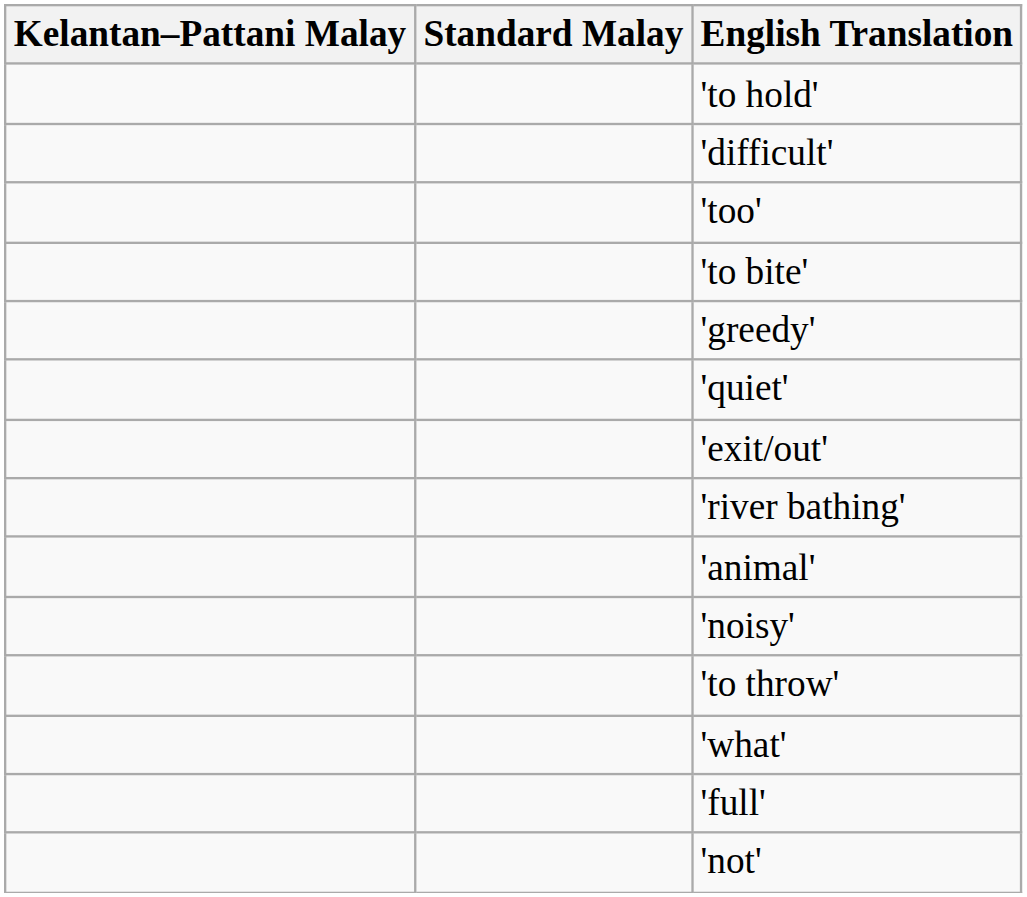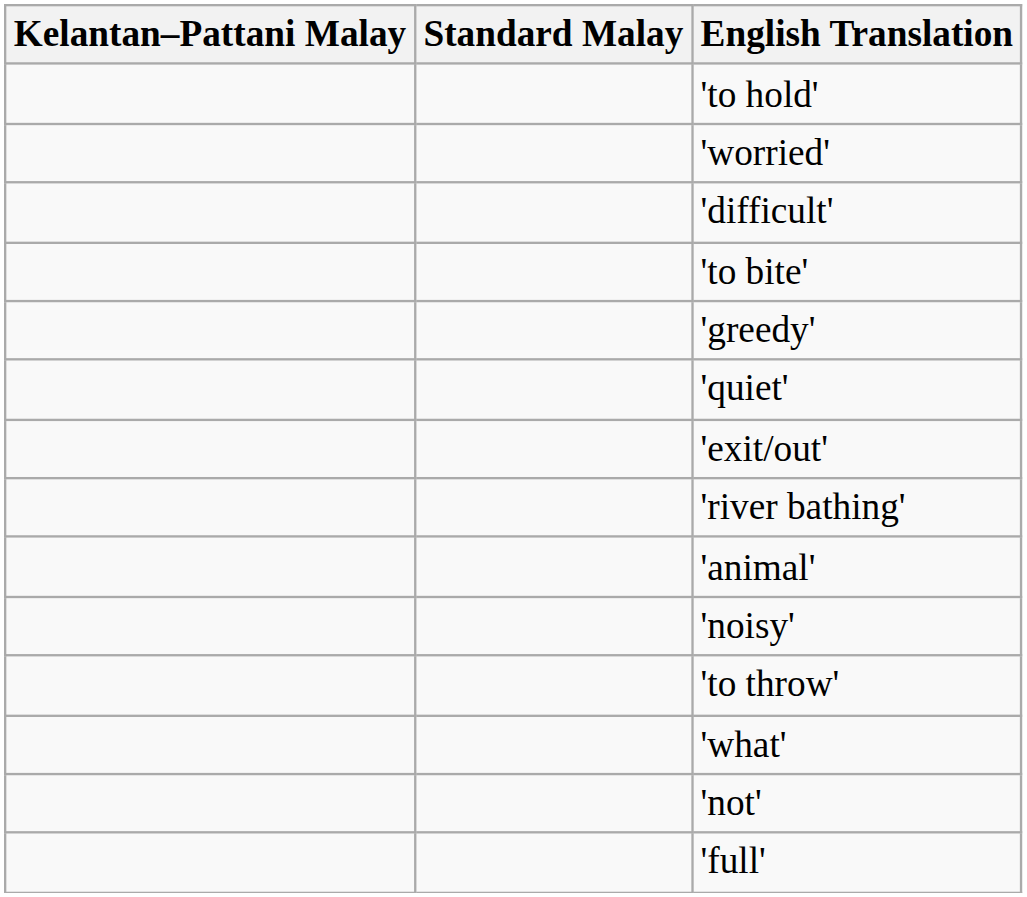+ row: (765, 152)
- row: (731, 211)
rows swapped: (731, 861) <-> (733, 802)
